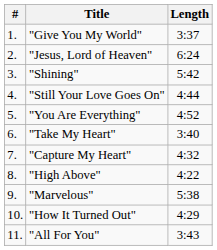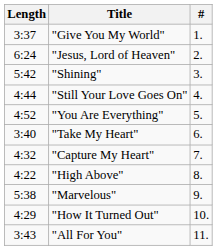columns swapped: (15, 14) <-> (190, 14)
